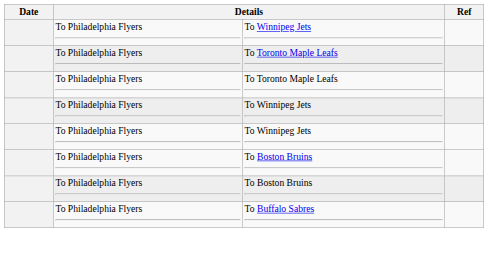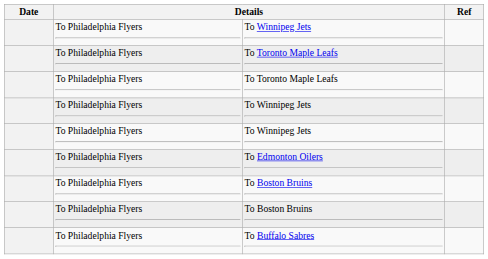+ row: (29, 163)
